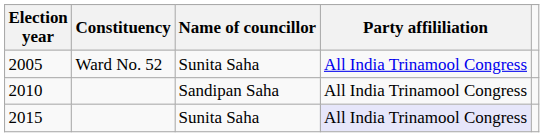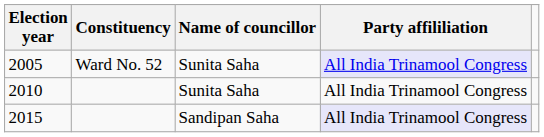(425, 63) no background -> (425, 63) lavender background
(229, 90) Sandipan Saha -> (219, 90) Sunita Saha
(219, 117) Sunita Saha -> (229, 117) Sandipan Saha
